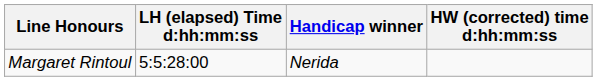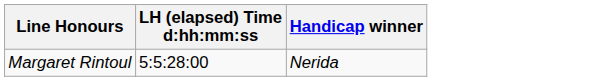- column: (510, 27)
